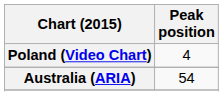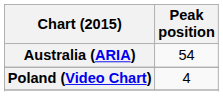rows swapped: (80, 78) <-> (80, 55)
